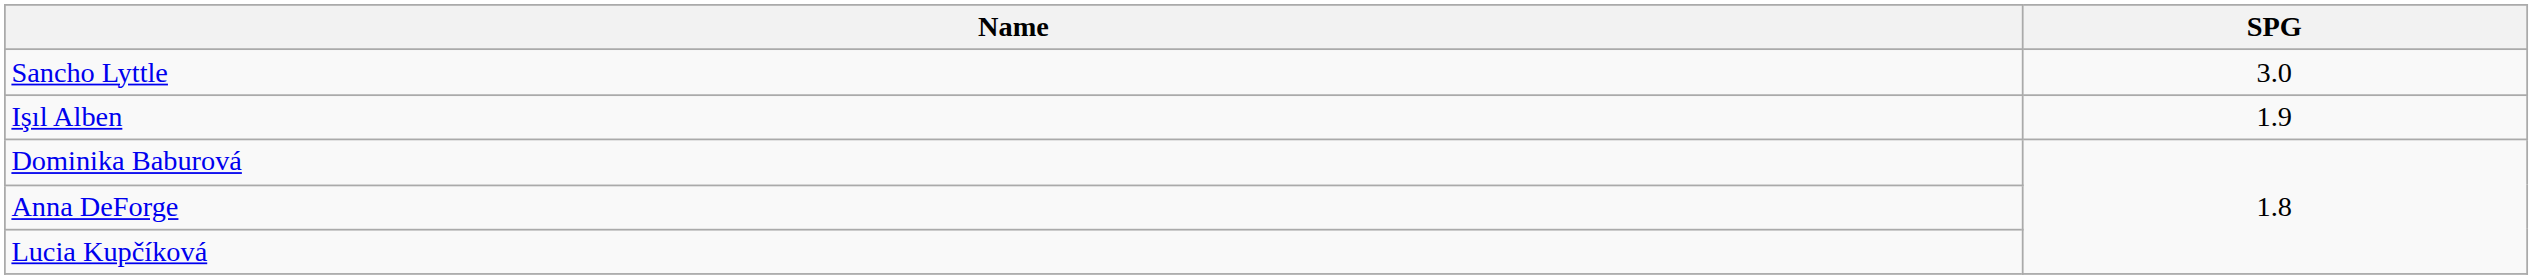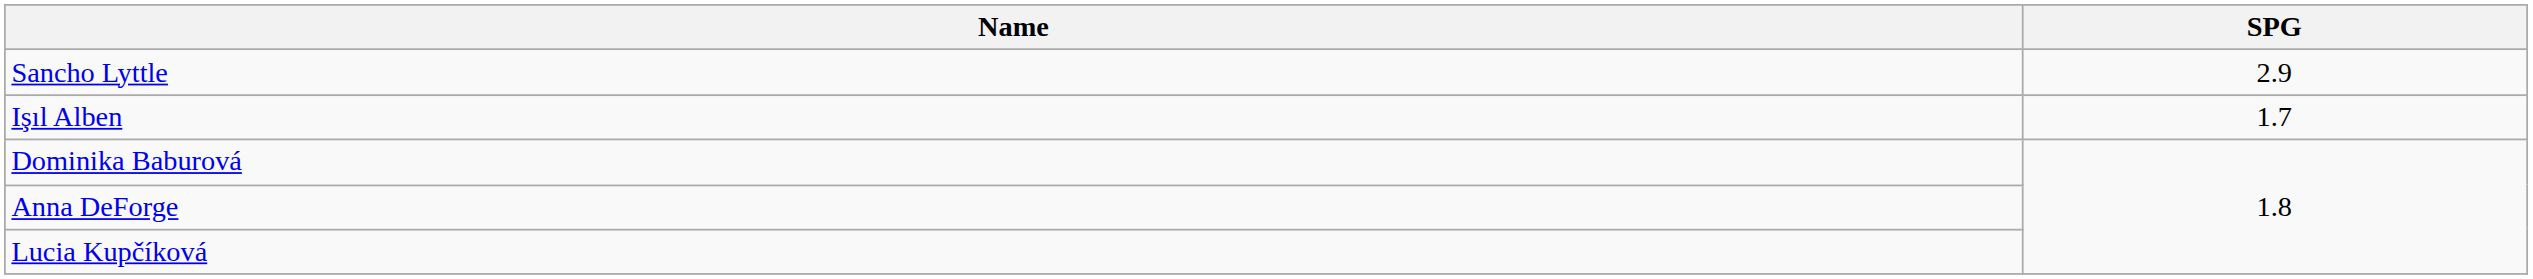(2274, 71) 3.0 -> (2274, 71) 2.9
(2274, 116) 1.9 -> (2274, 116) 1.7
